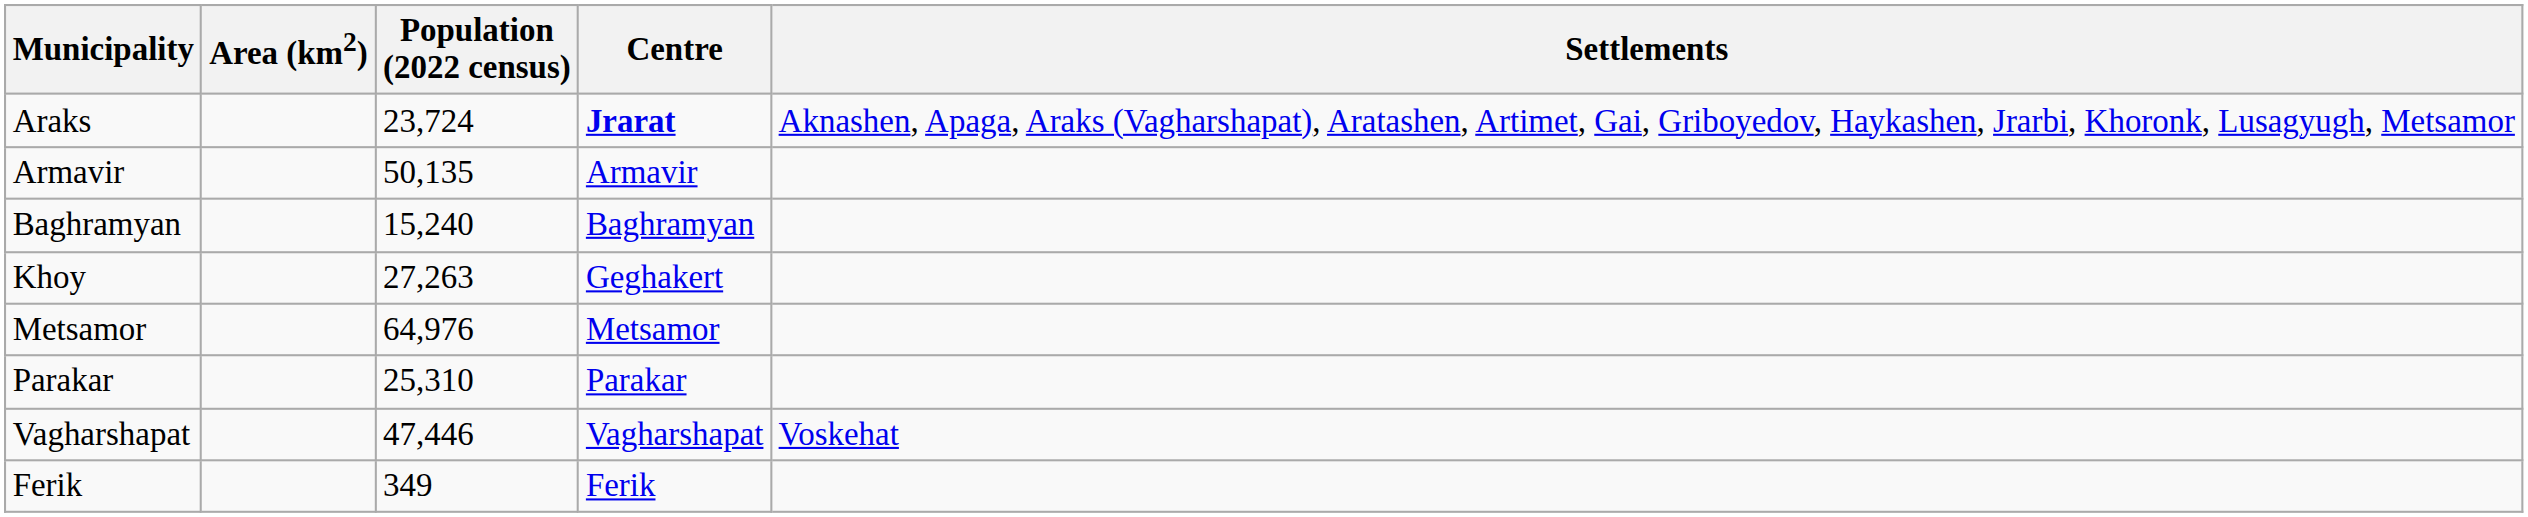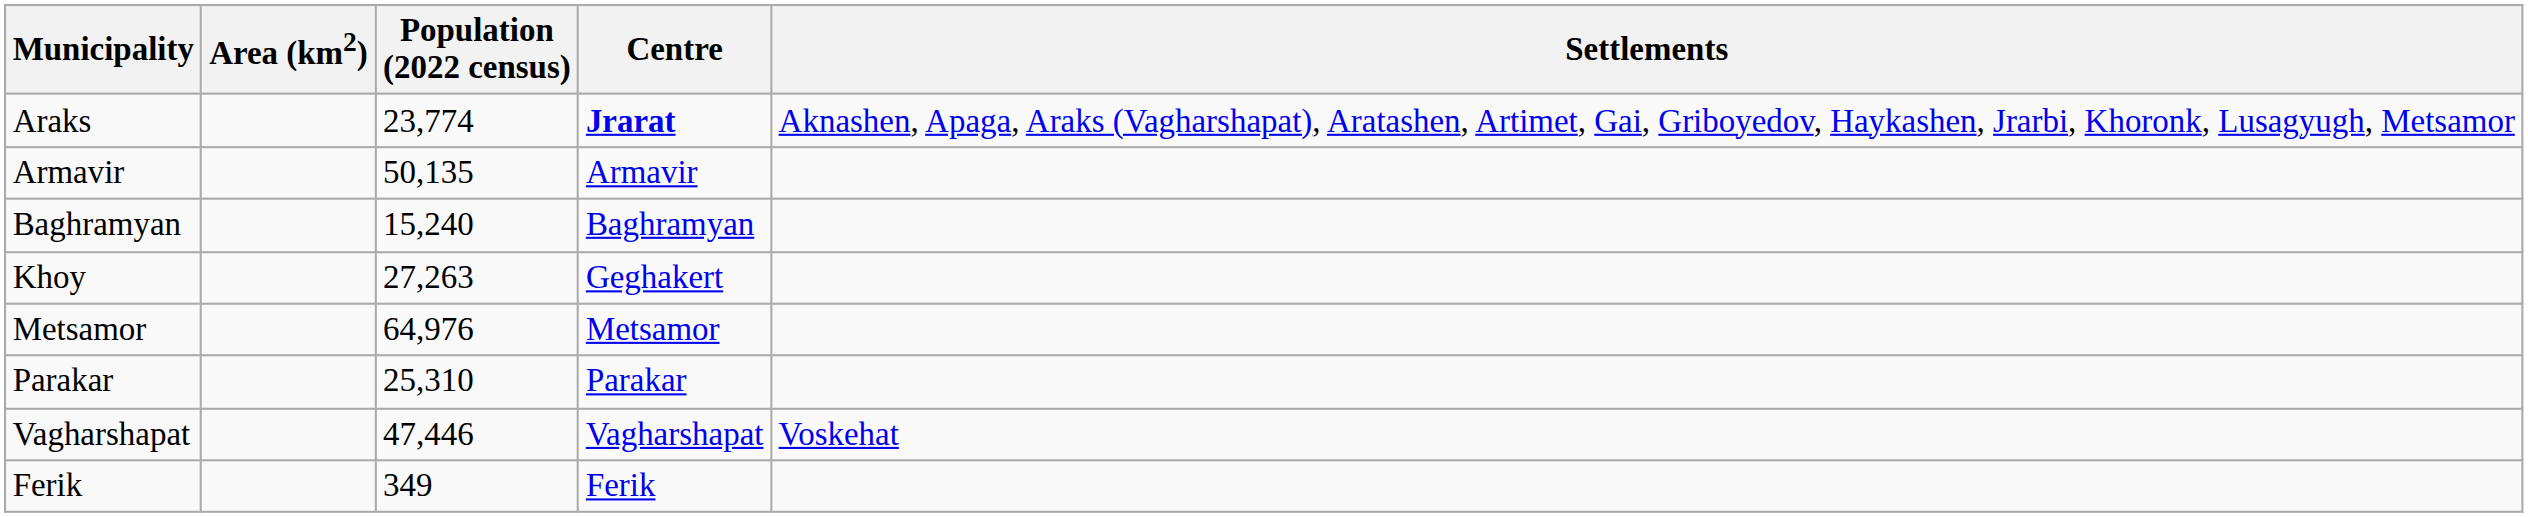(428, 119) 23,724 -> (428, 119) 23,774
